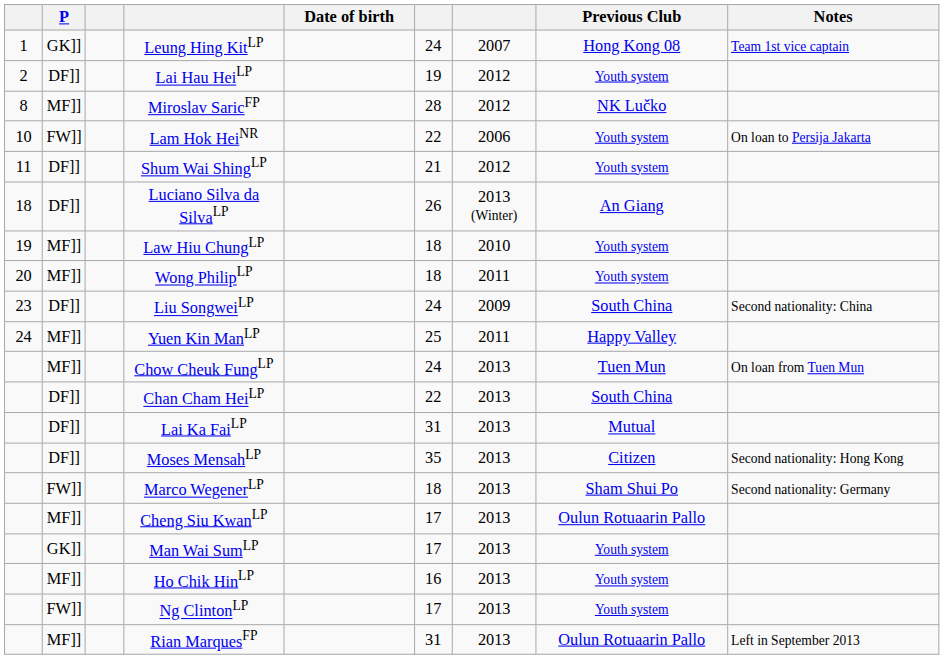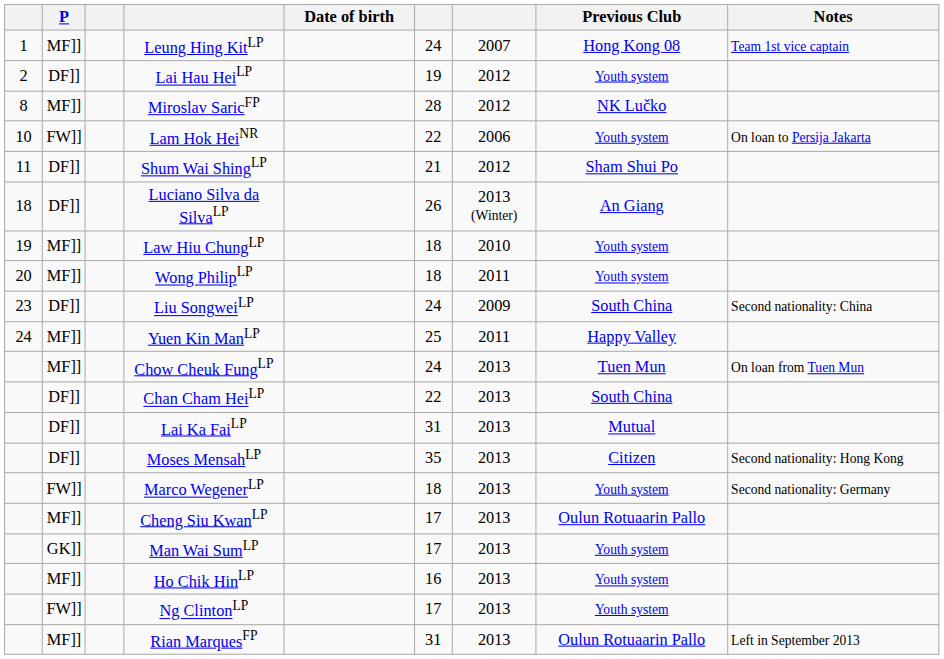(64, 45) GK]] -> (64, 45) MF]]
(632, 167) Youth system -> (632, 166) Sham Shui Po
(632, 488) Sham Shui Po -> (632, 489) Youth system
